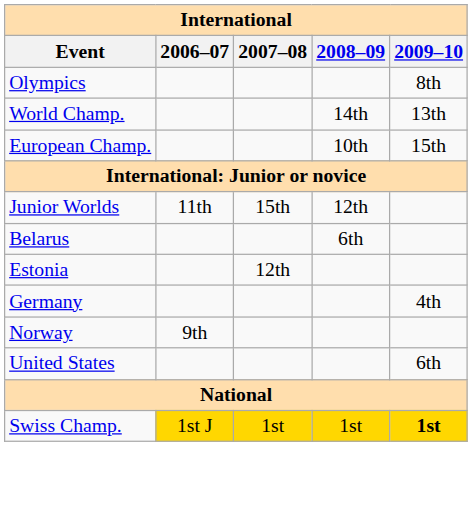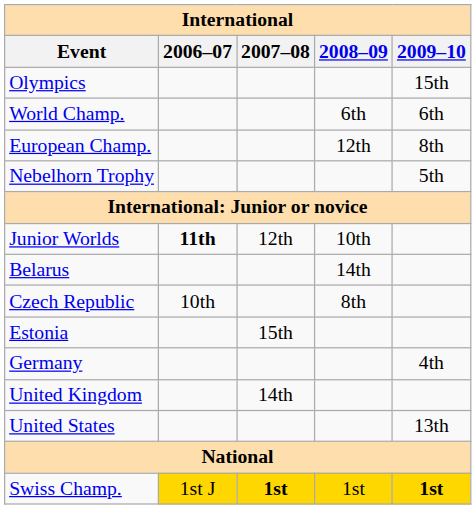(429, 82) 8th -> (431, 82) 15th
(351, 113) 14th -> (353, 113) 6th
(429, 113) 13th -> (431, 113) 6th
(351, 144) 10th -> (353, 144) 12th
(429, 144) 15th -> (431, 144) 8th
+ row: (82, 176)
(195, 207) normal -> (198, 238) bold
(273, 207) 15th -> (275, 238) 12th
(351, 207) 12th -> (353, 238) 10th
(351, 238) 6th -> (353, 269) 14th
+ row: (72, 301)
(273, 269) 12th -> (275, 332) 15th
- row: (41, 332)
+ row: (76, 394)
(429, 363) 6th -> (431, 425) 13th
(273, 425) normal -> (275, 488) bold
